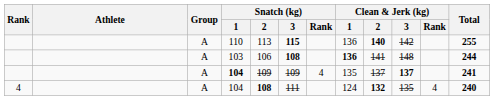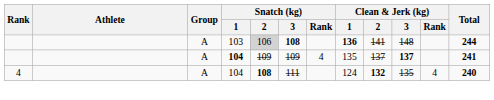- row: (19, 42)
(264, 57) no background -> (264, 42) lightgrey background
